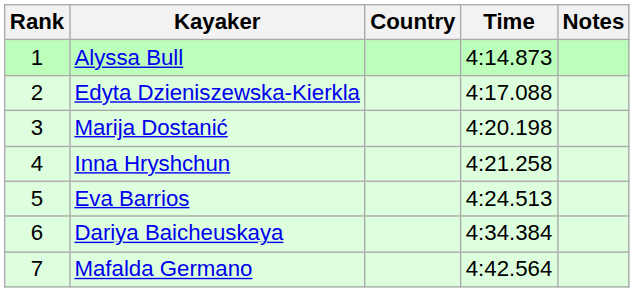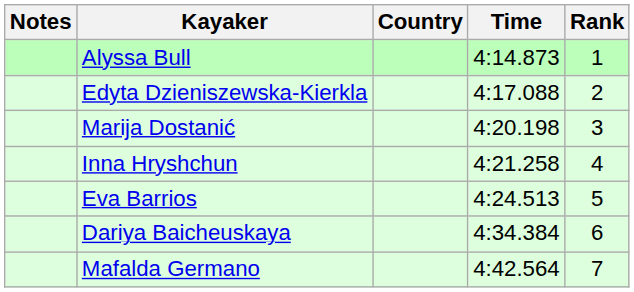columns swapped: (37, 22) <-> (593, 22)
